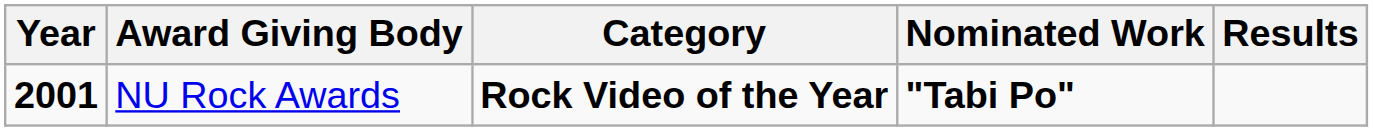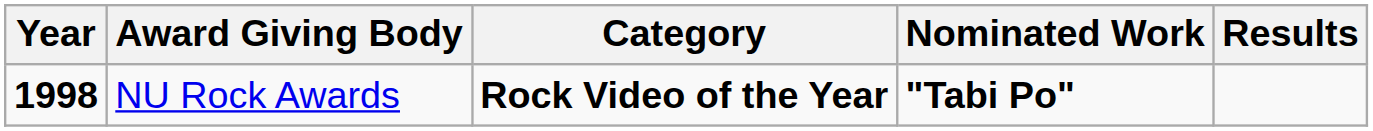(56, 94) 2001 -> (56, 94) 1998
